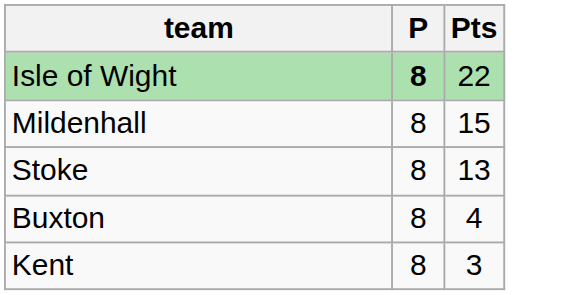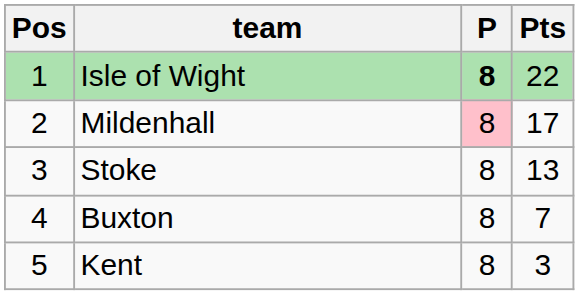+ column: (39, 28)
(418, 123) no background -> (487, 123) pink background
(474, 123) 15 -> (543, 123) 17
(474, 218) 4 -> (543, 218) 7
